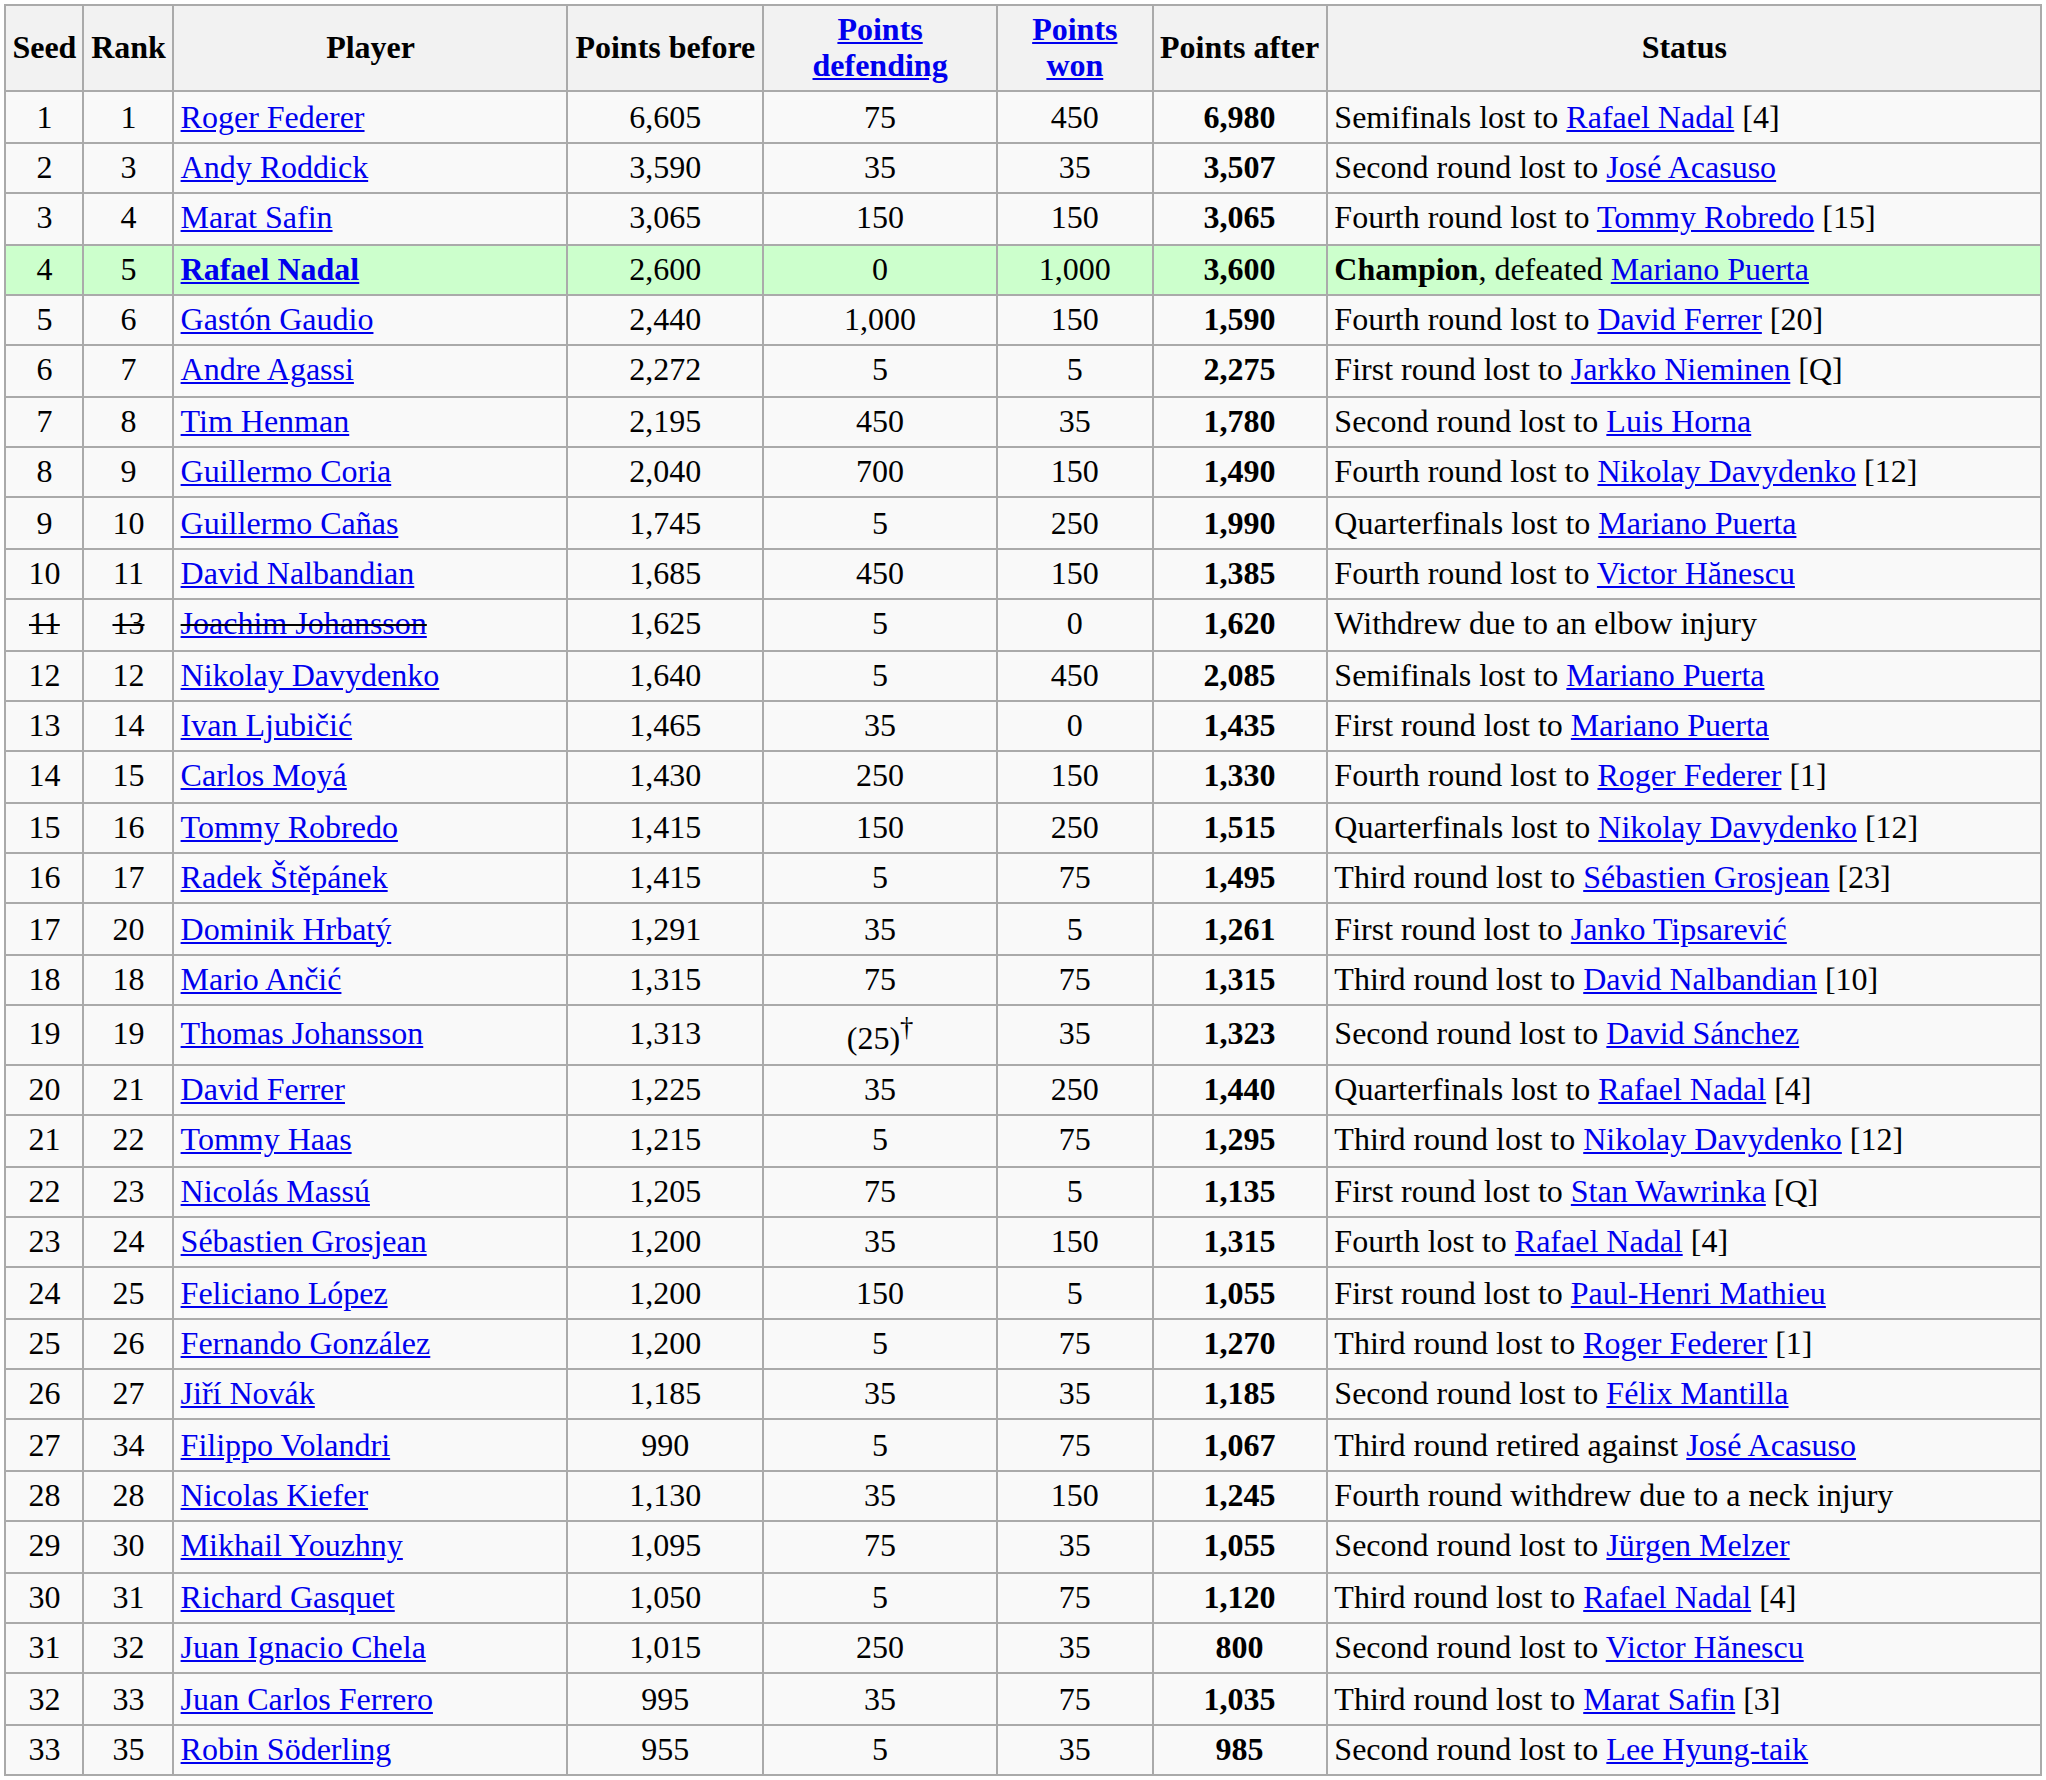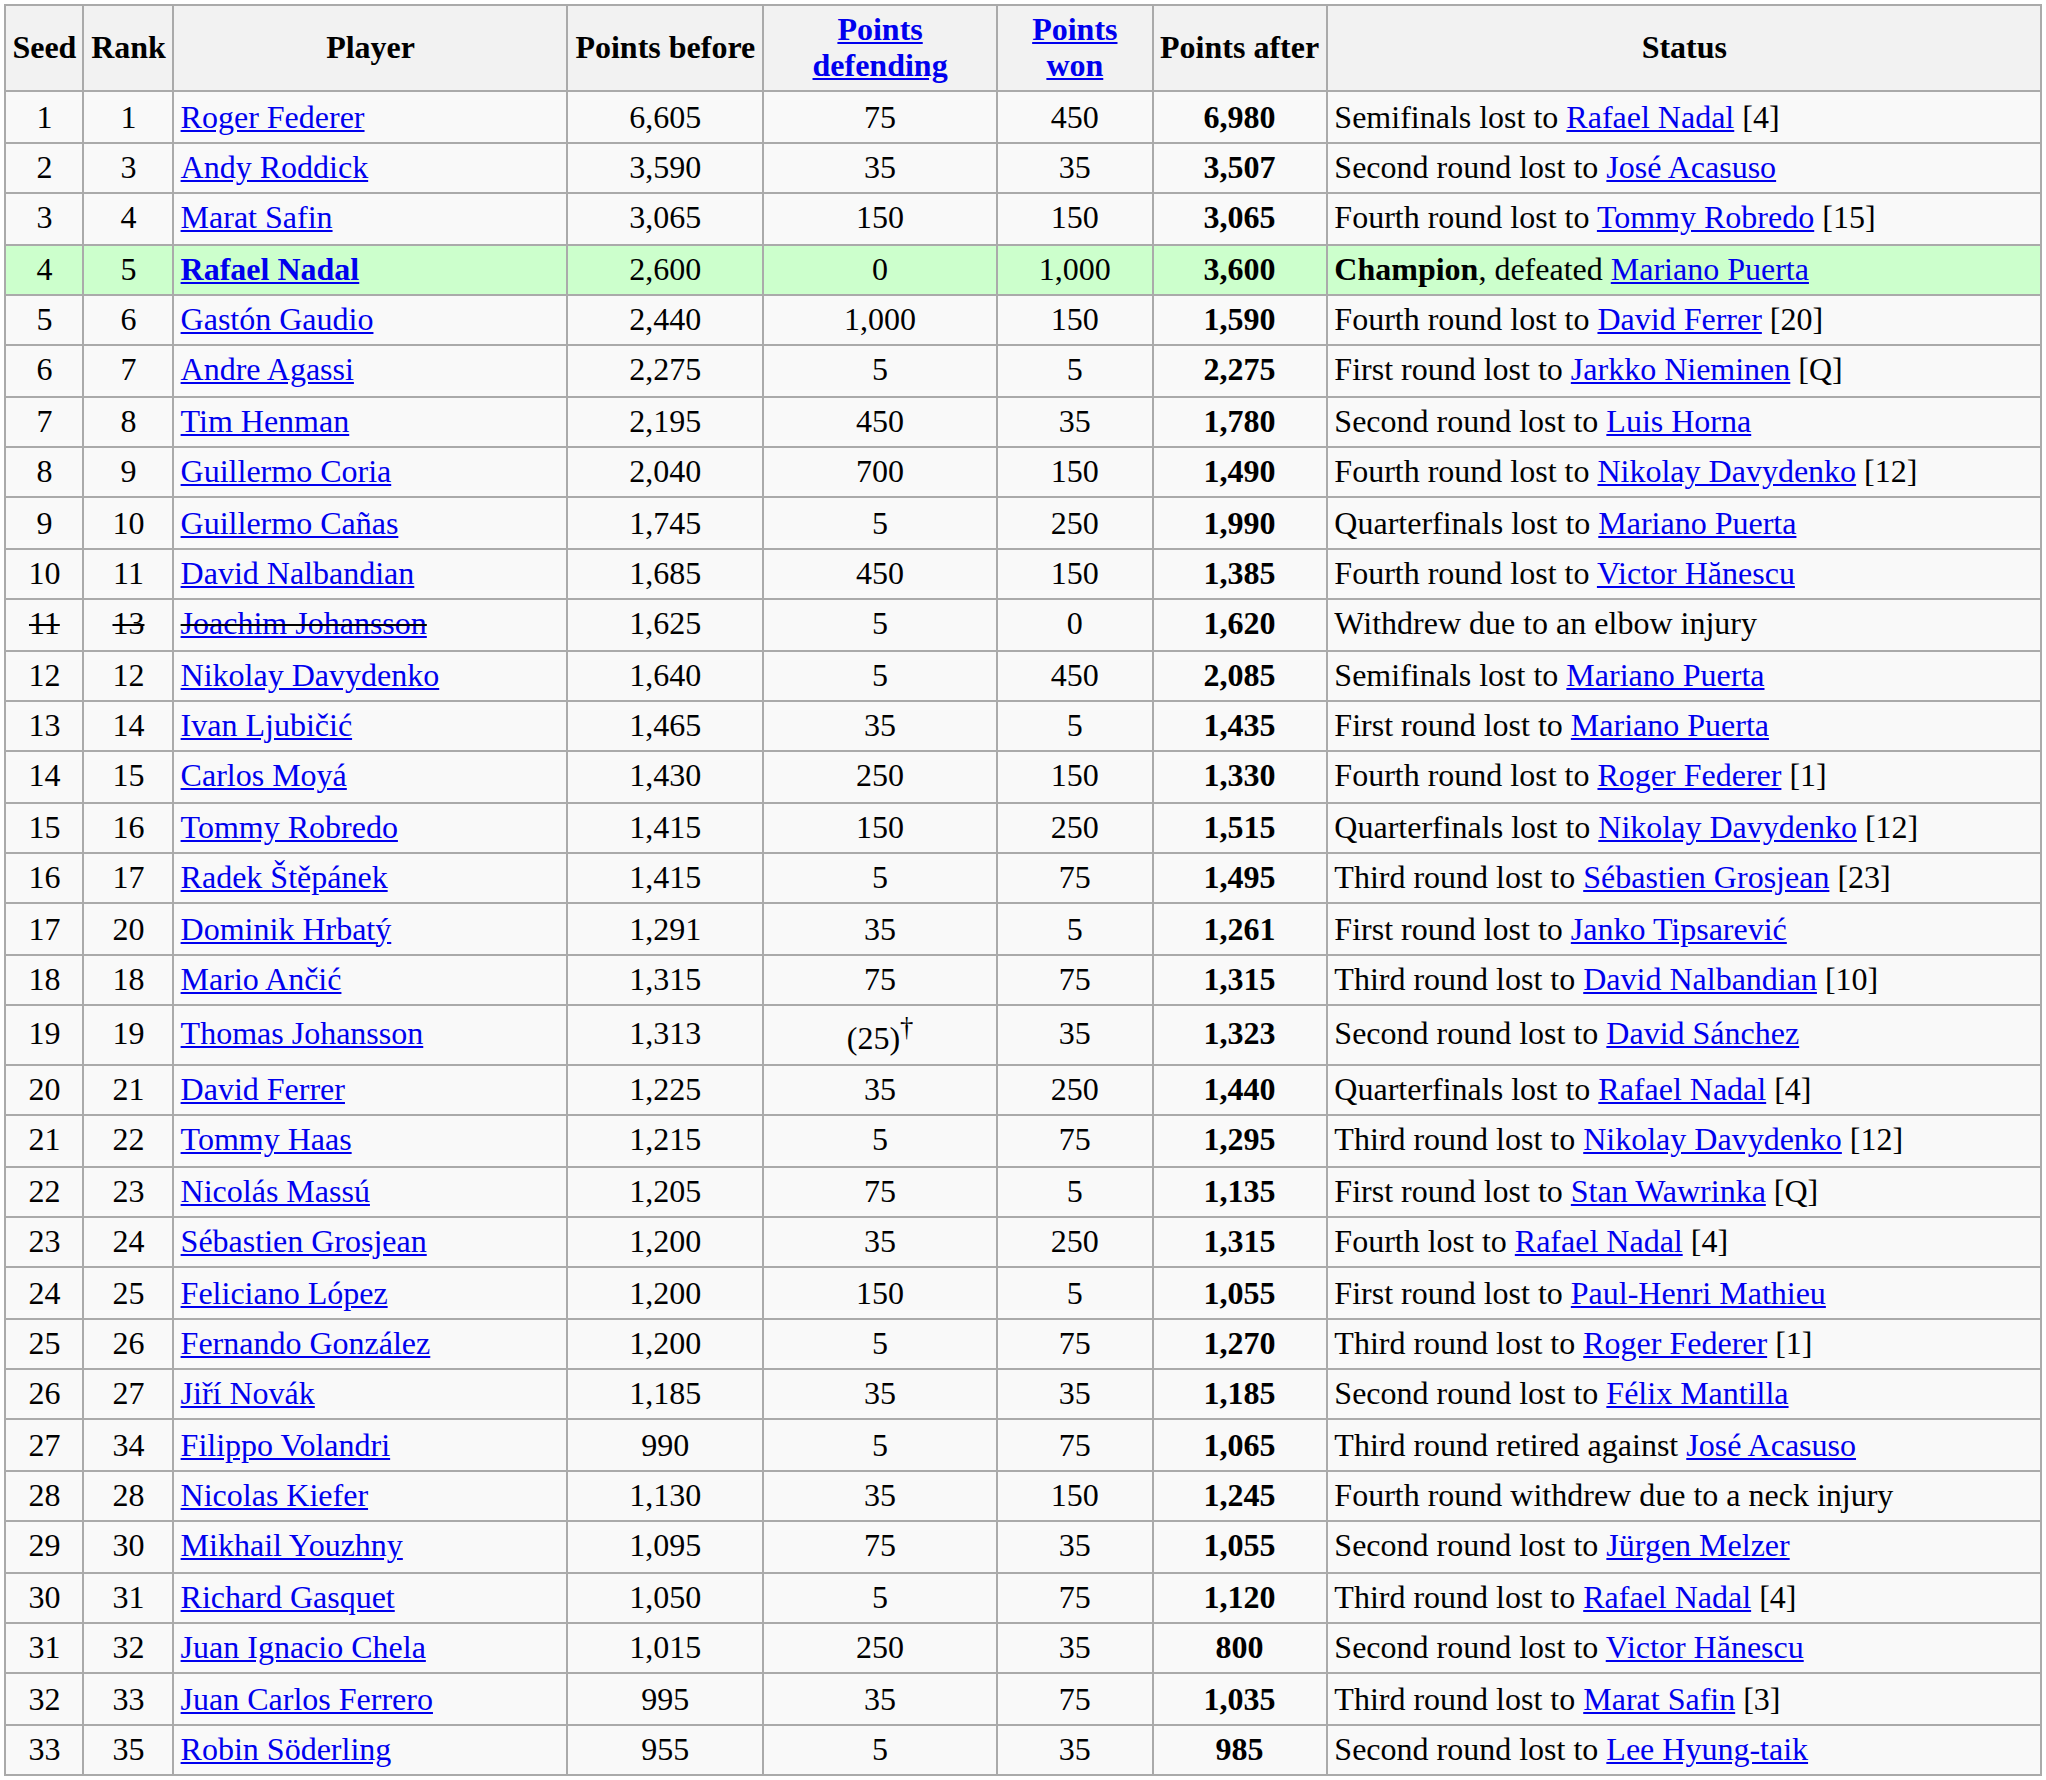(665, 370) 2,272 -> (665, 370) 2,275
(1075, 725) 0 -> (1075, 725) 5
(1075, 1241) 150 -> (1075, 1241) 250
(1240, 1444) 1,067 -> (1240, 1444) 1,065
